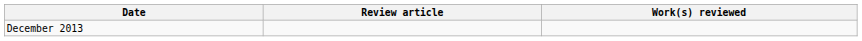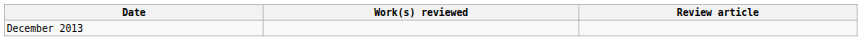columns swapped: (402, 12) <-> (699, 12)
